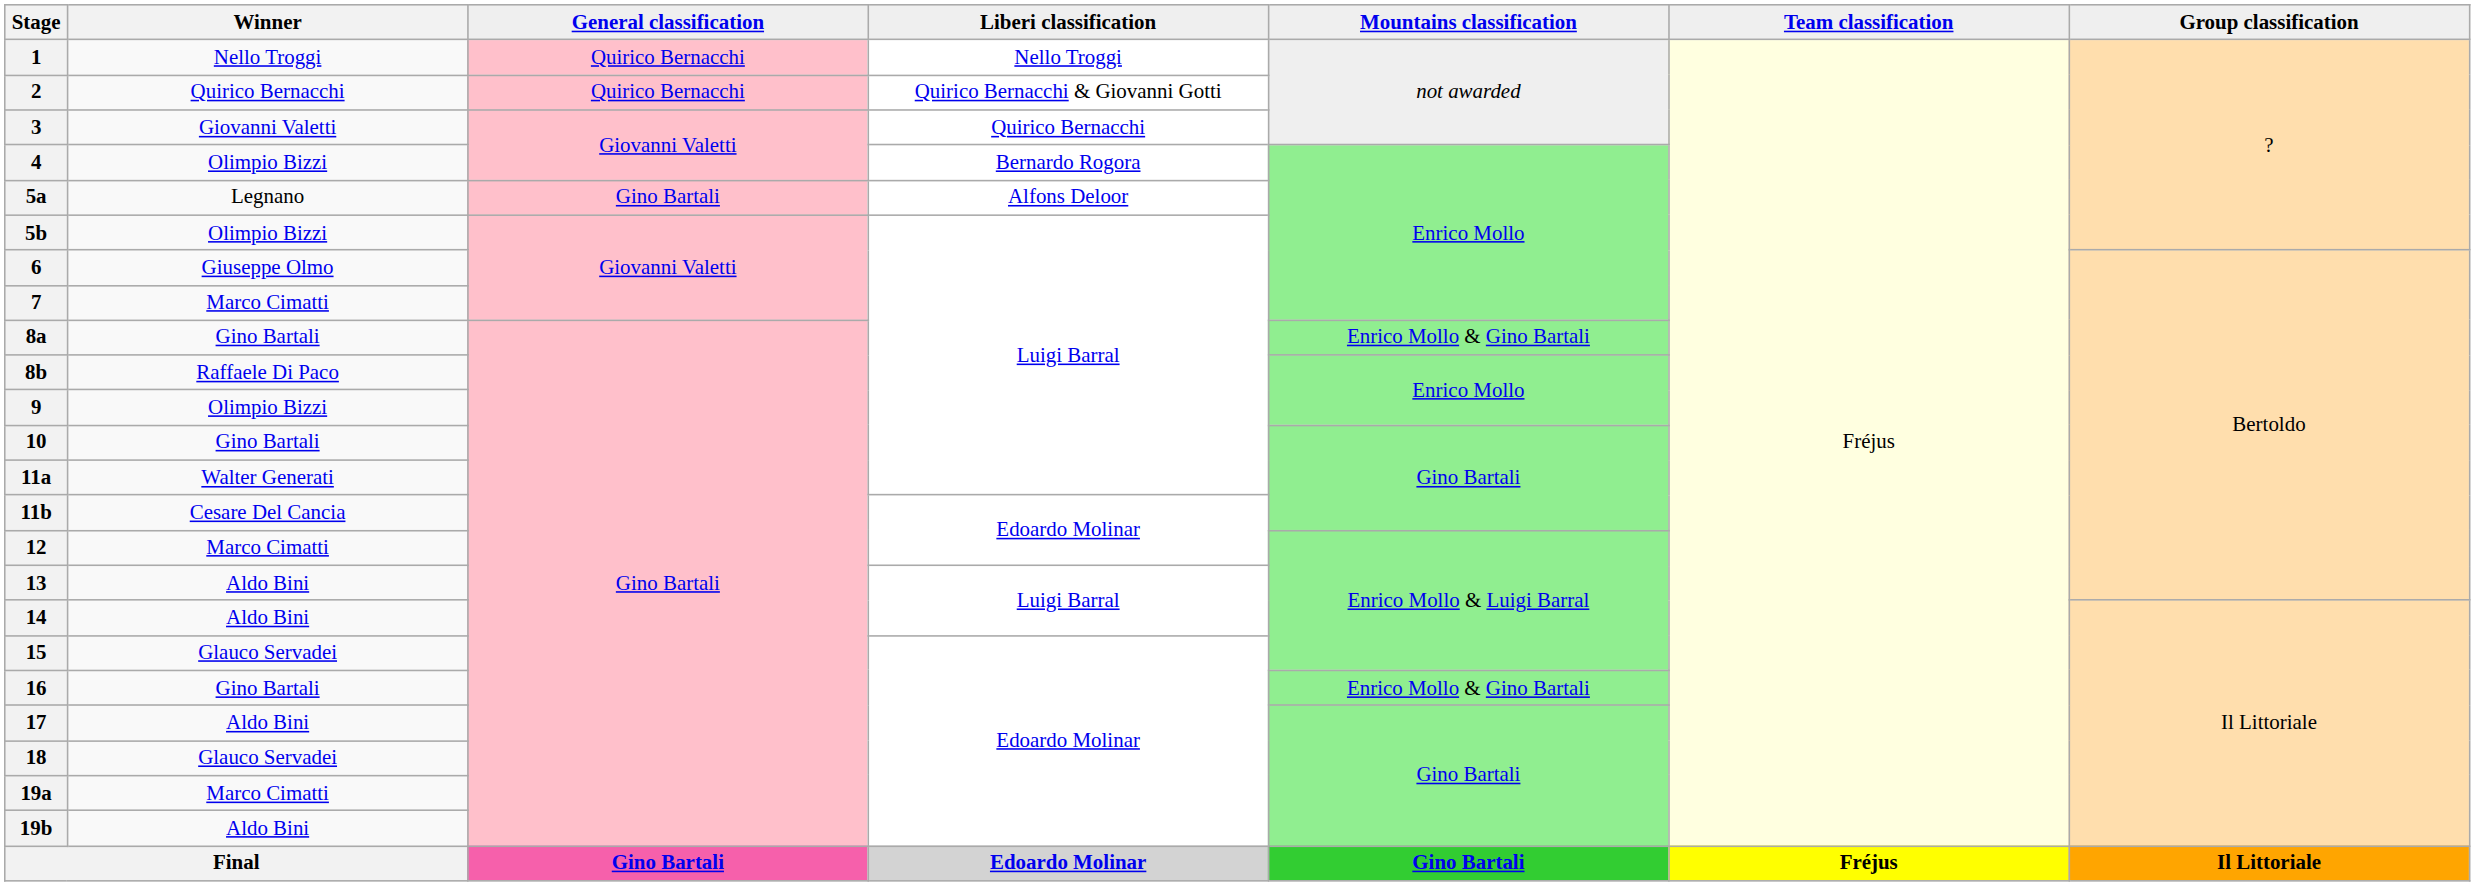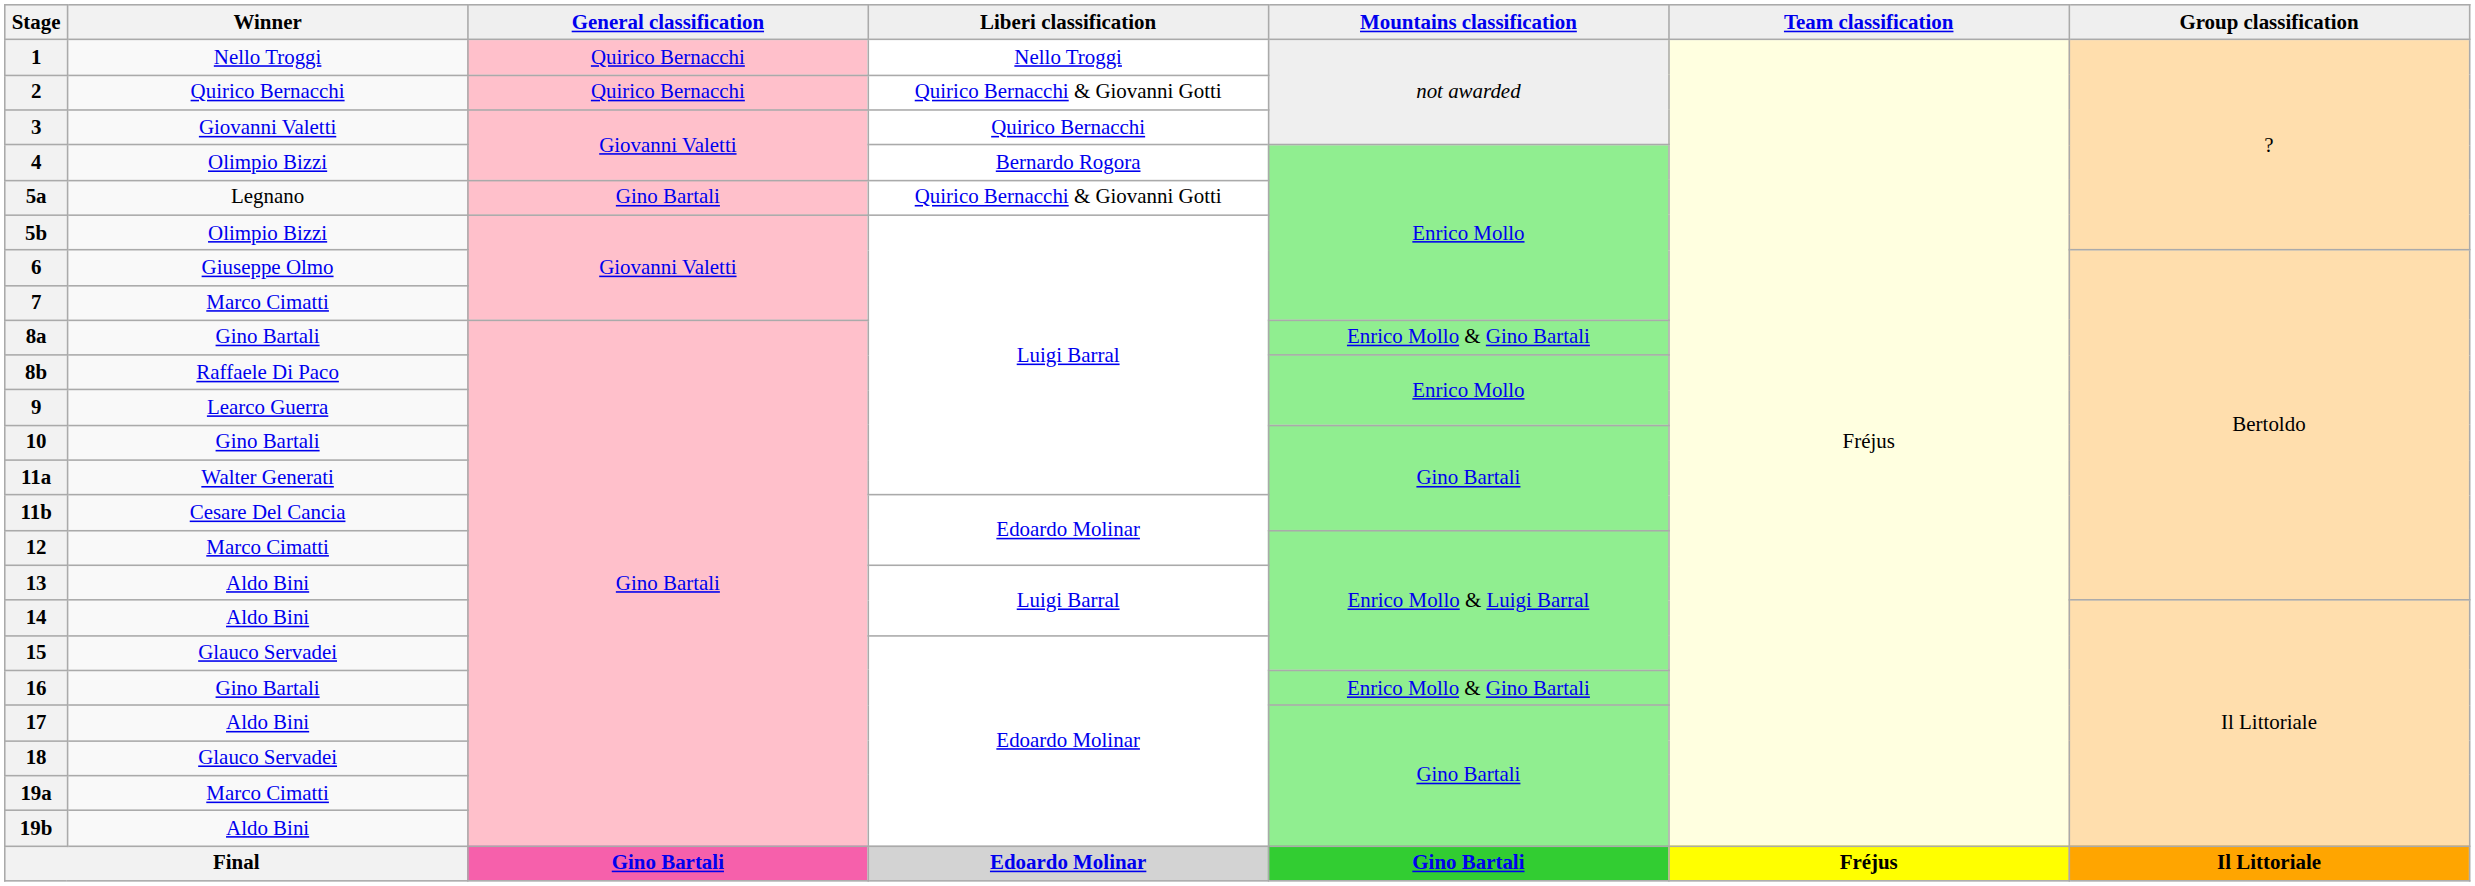(1068, 197) Alfons Deloor -> (1068, 197) Quirico Bernacchi & Giovanni Gotti
(268, 407) Olimpio Bizzi -> (268, 407) Learco Guerra
